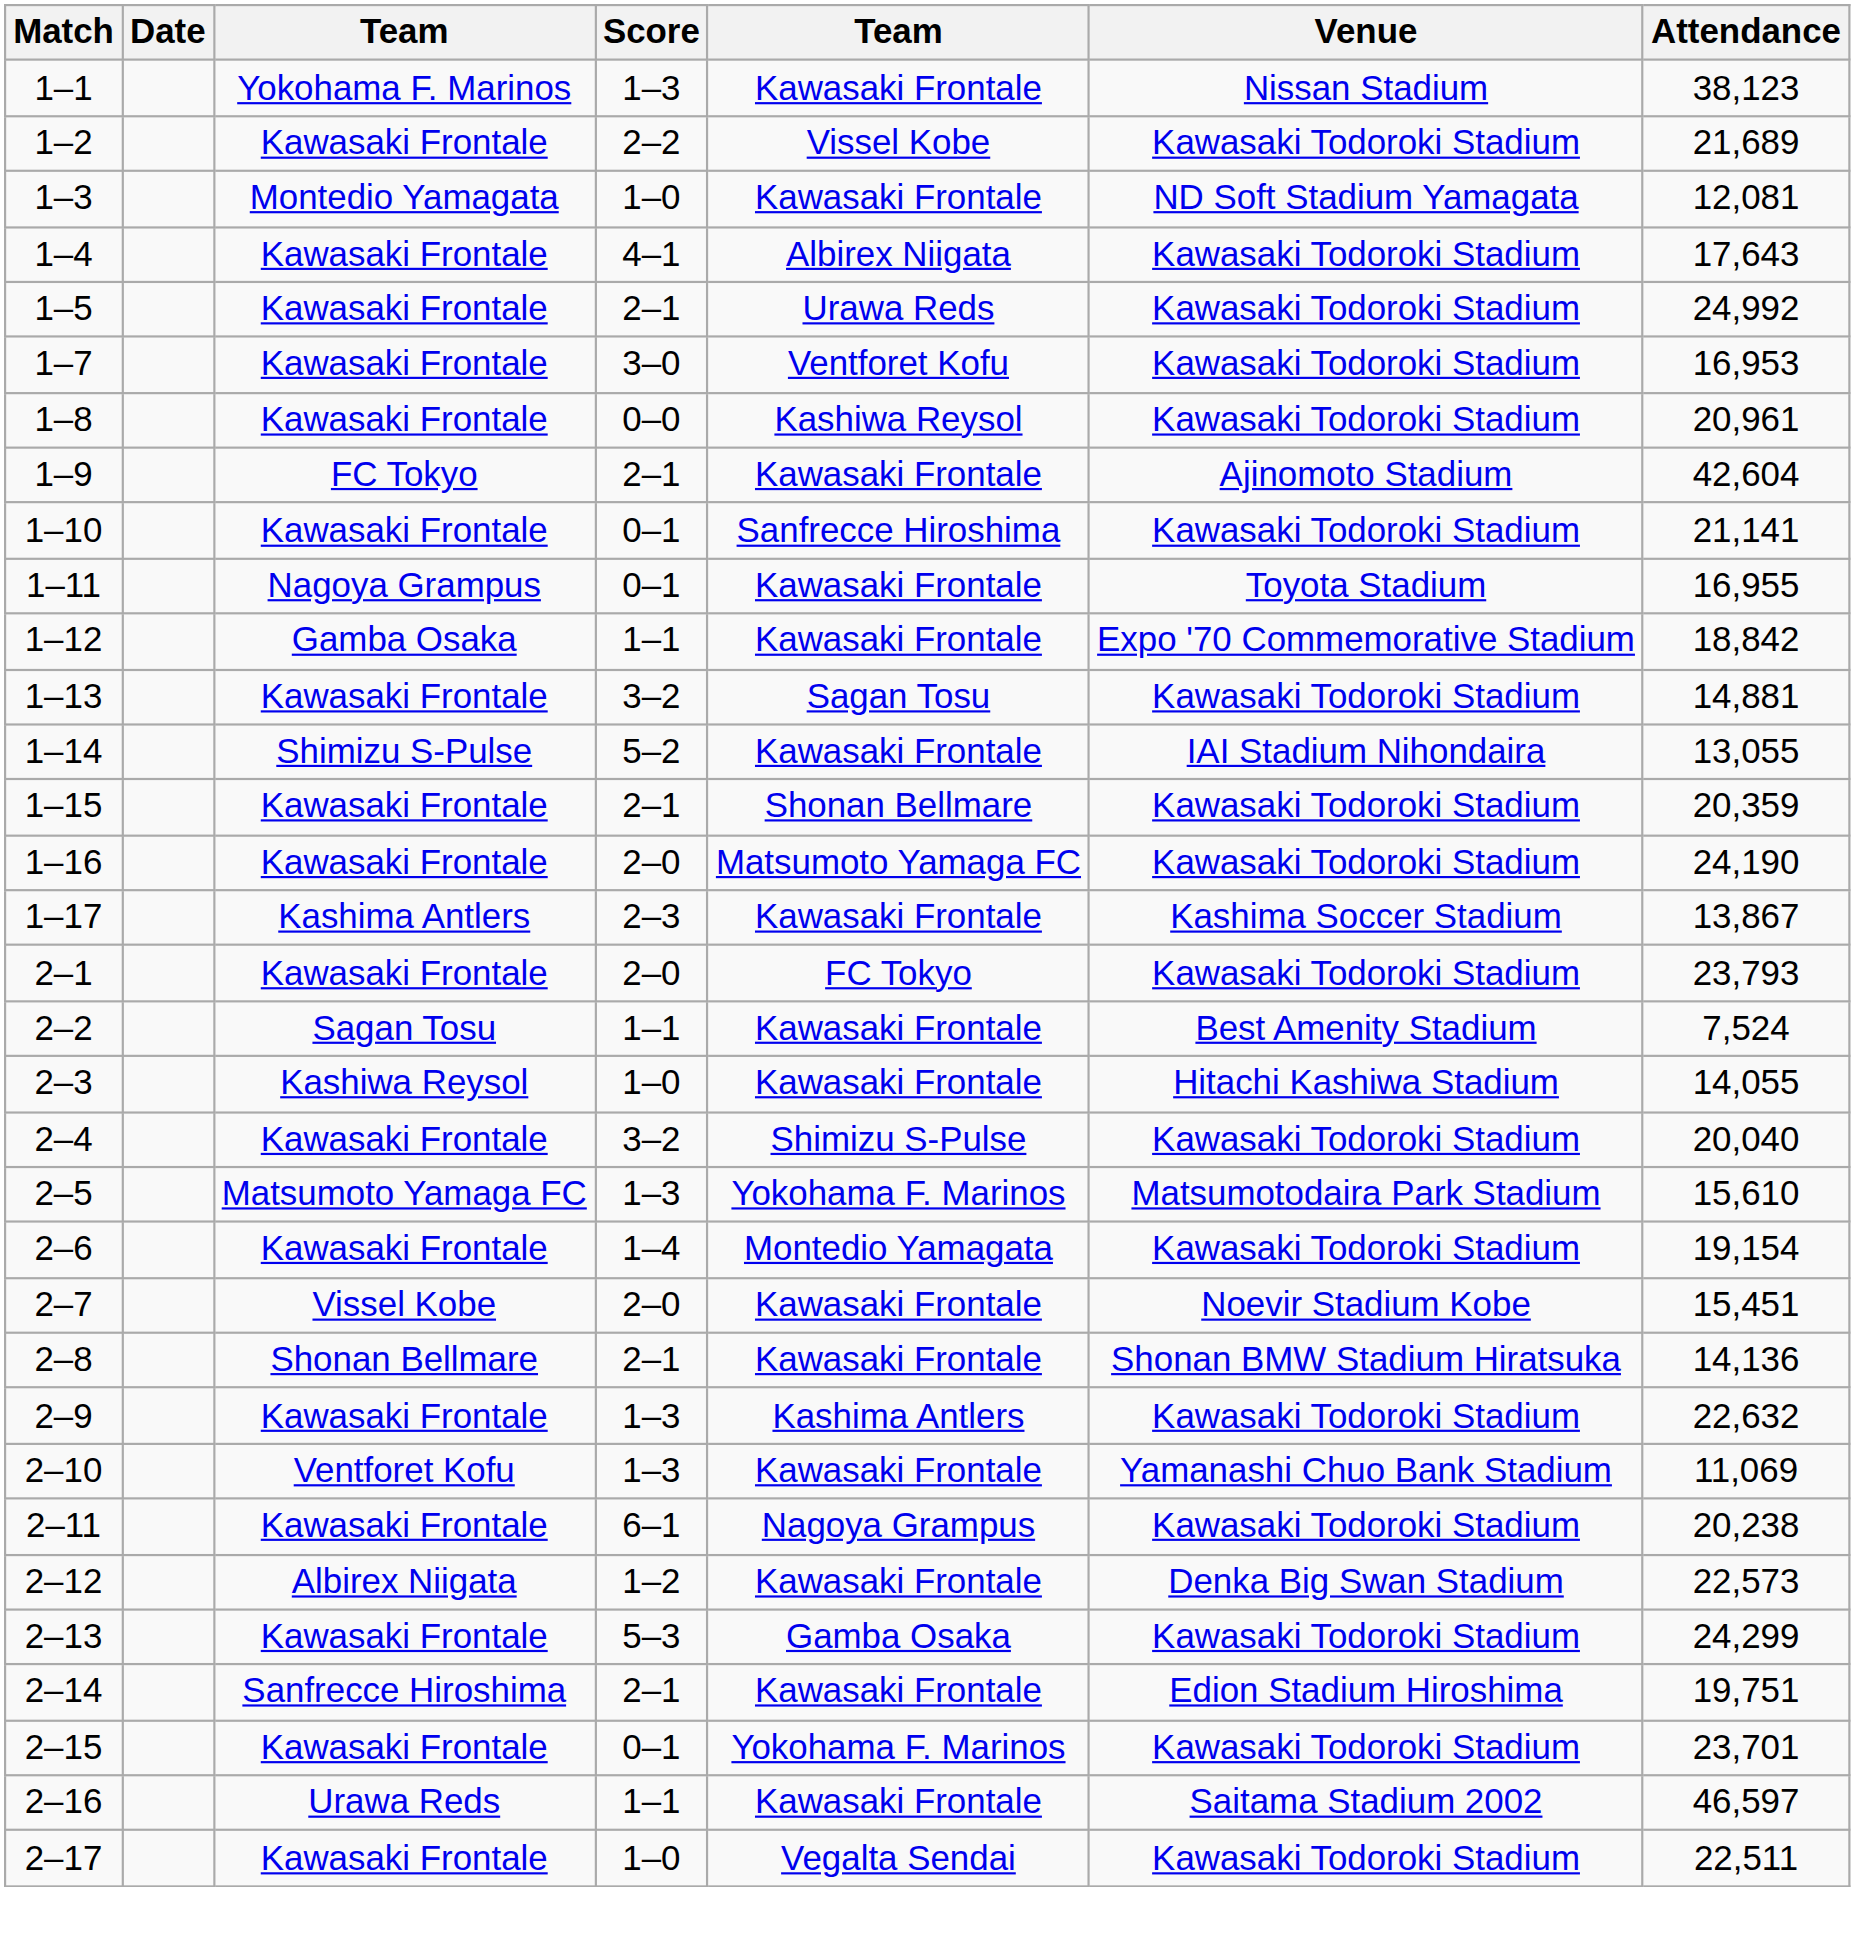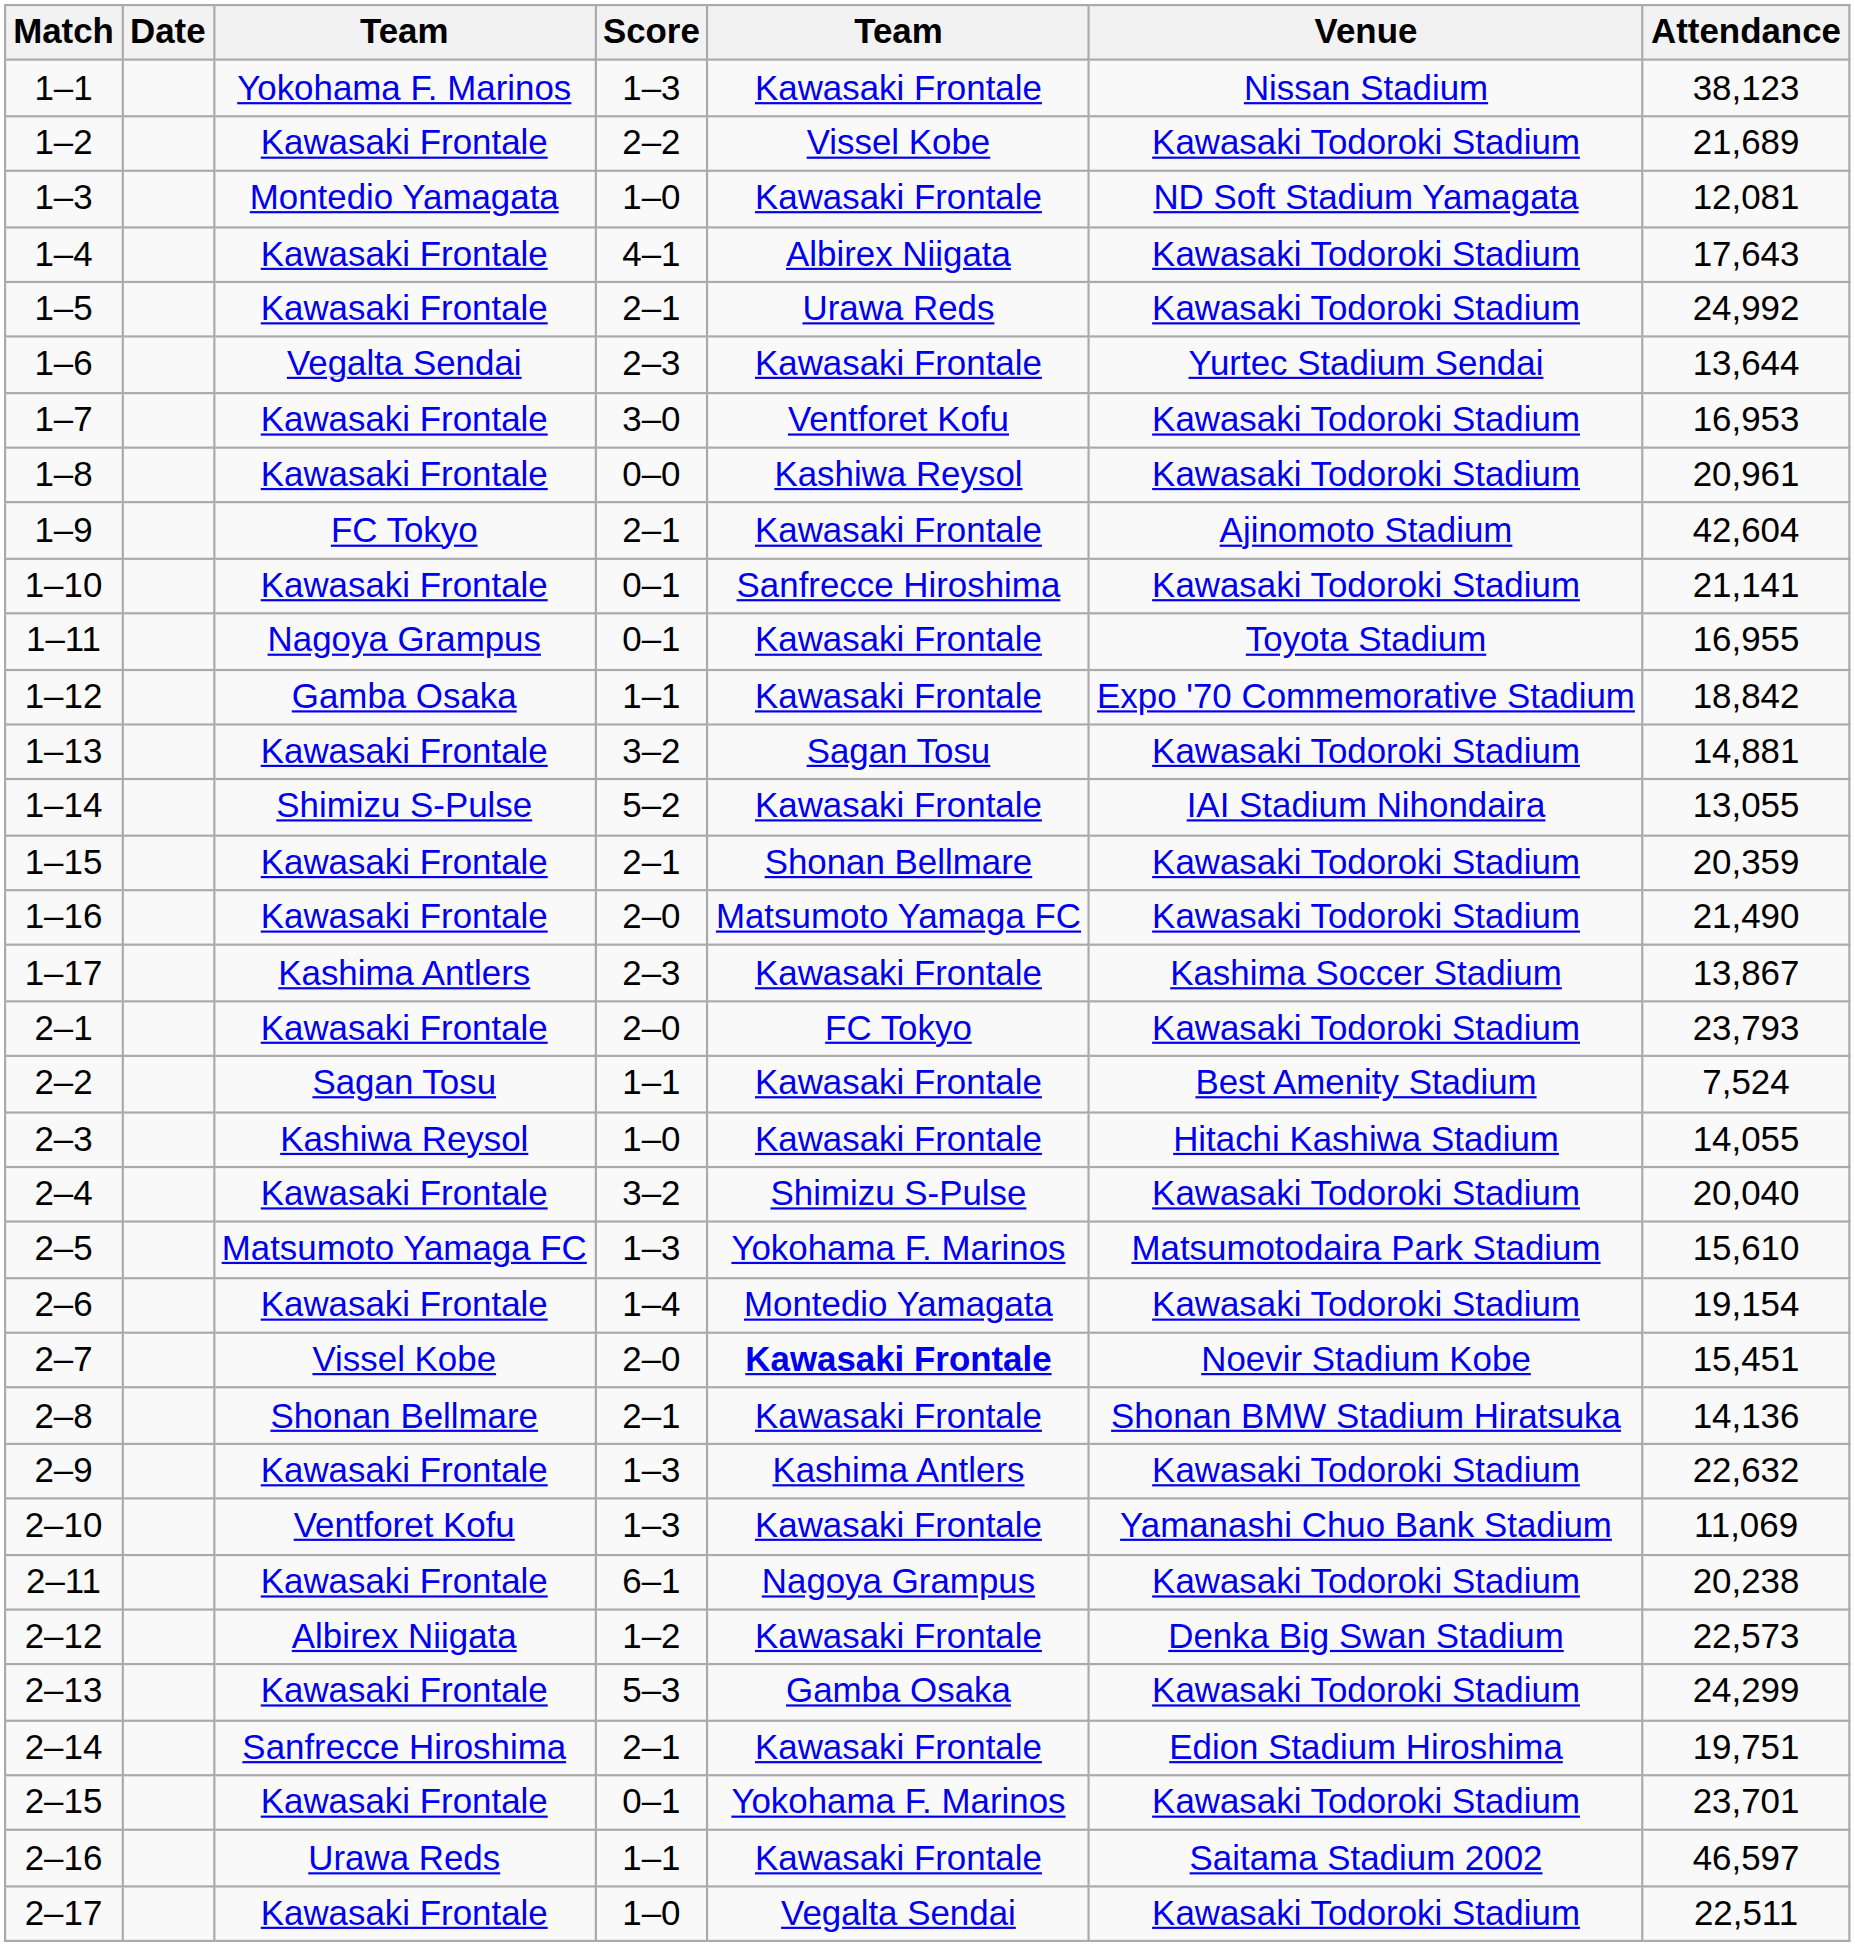+ row: (64, 364)
(1746, 861) 24,190 -> (1746, 917) 21,490
(898, 1304) normal -> (898, 1359) bold
